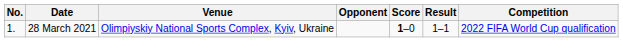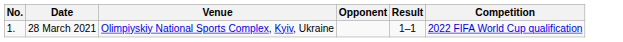- column: (406, 12)
